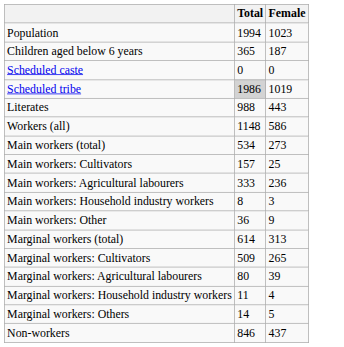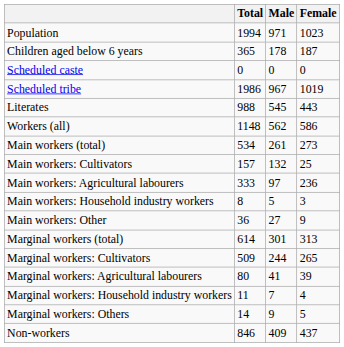+ column: (281, 13)
(249, 88) lightgrey background -> (249, 88) no background
